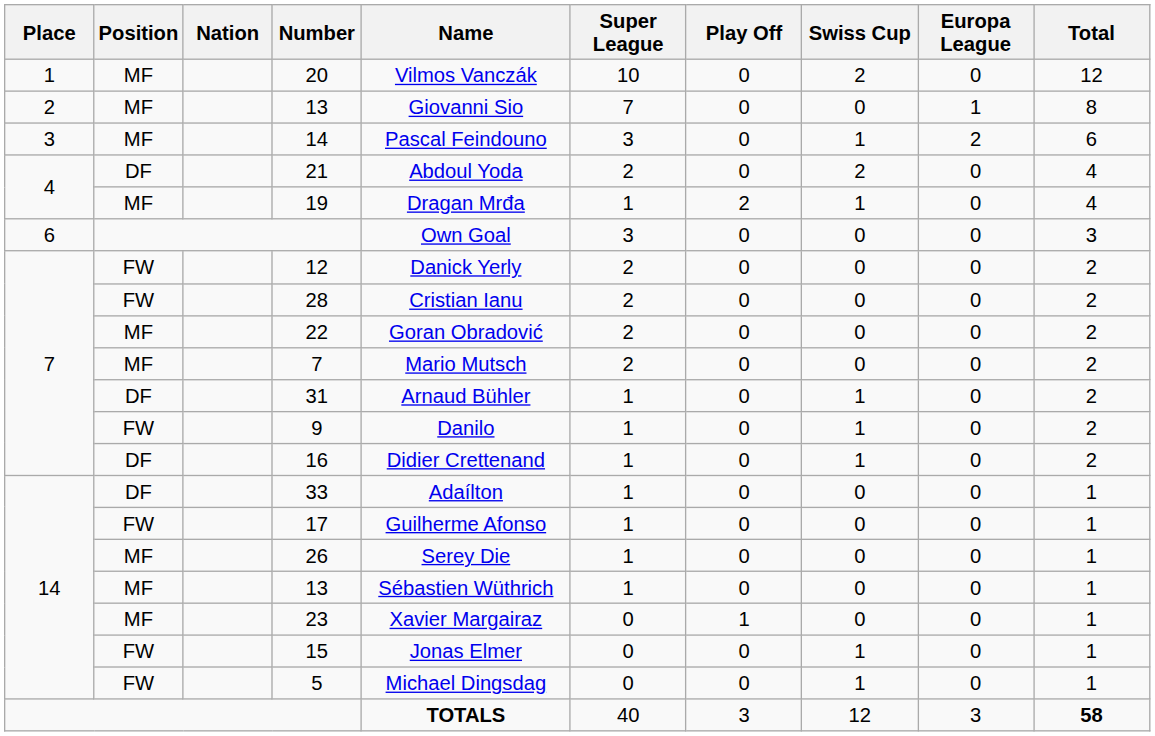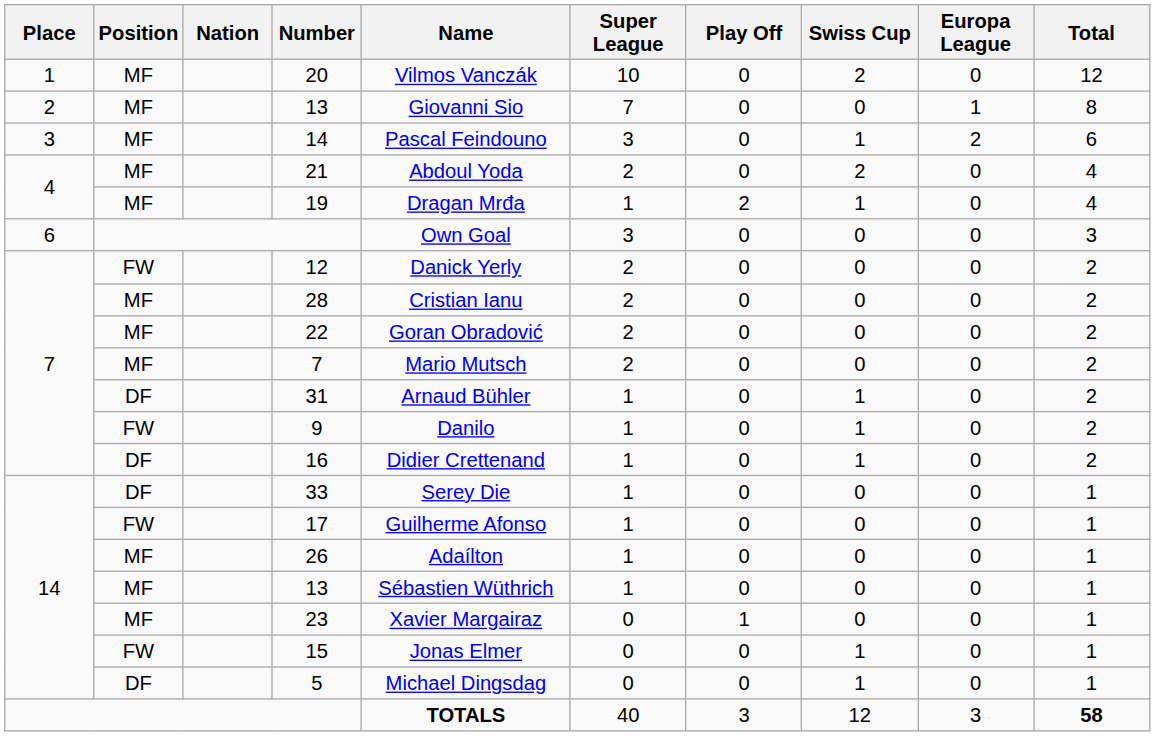(138, 171) DF -> (138, 171) MF
(138, 299) FW -> (138, 299) MF
(466, 492) Adaílton -> (466, 492) Serey Die
(466, 556) Serey Die -> (466, 556) Adaílton
(138, 684) FW -> (138, 684) DF
